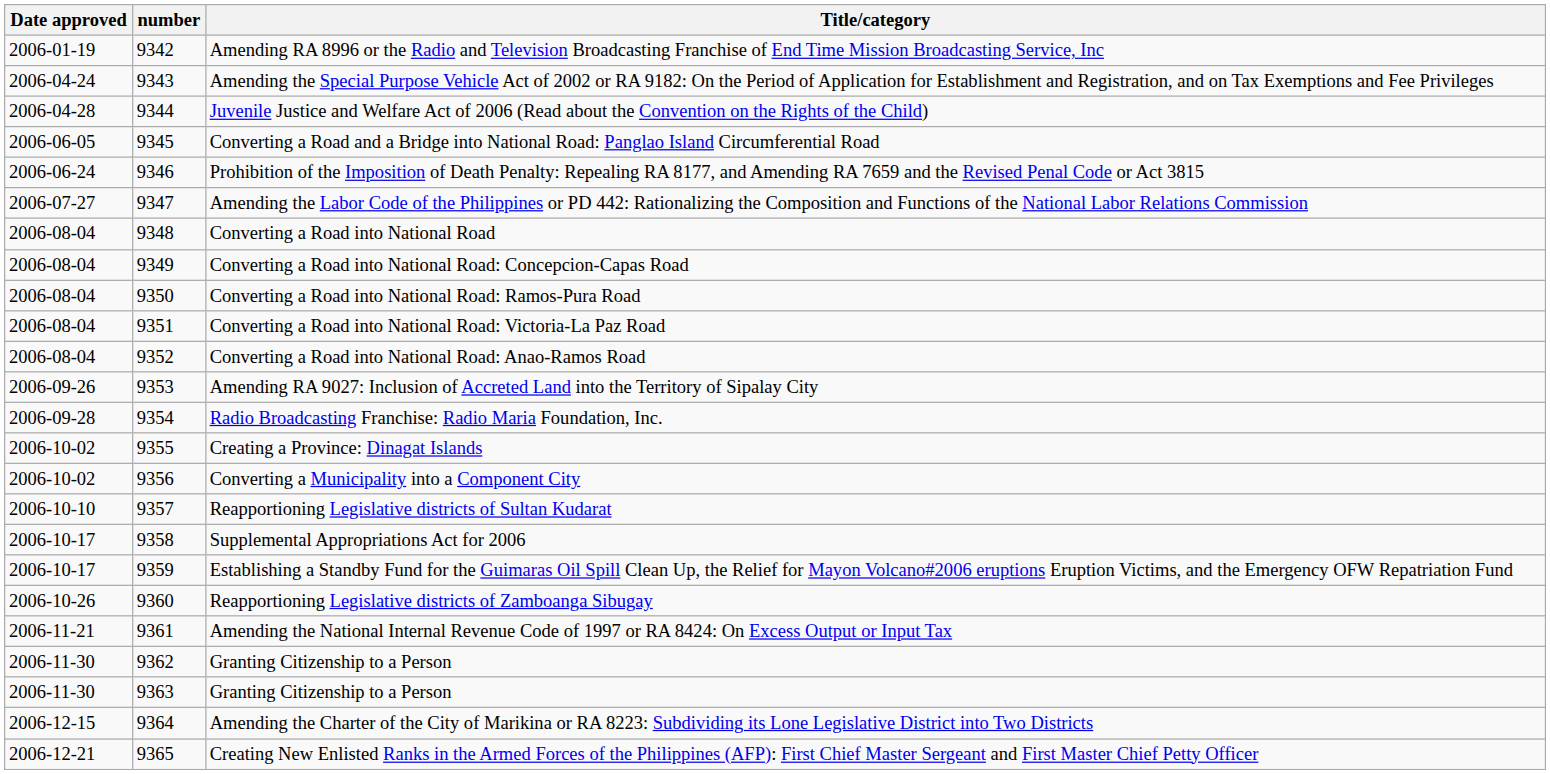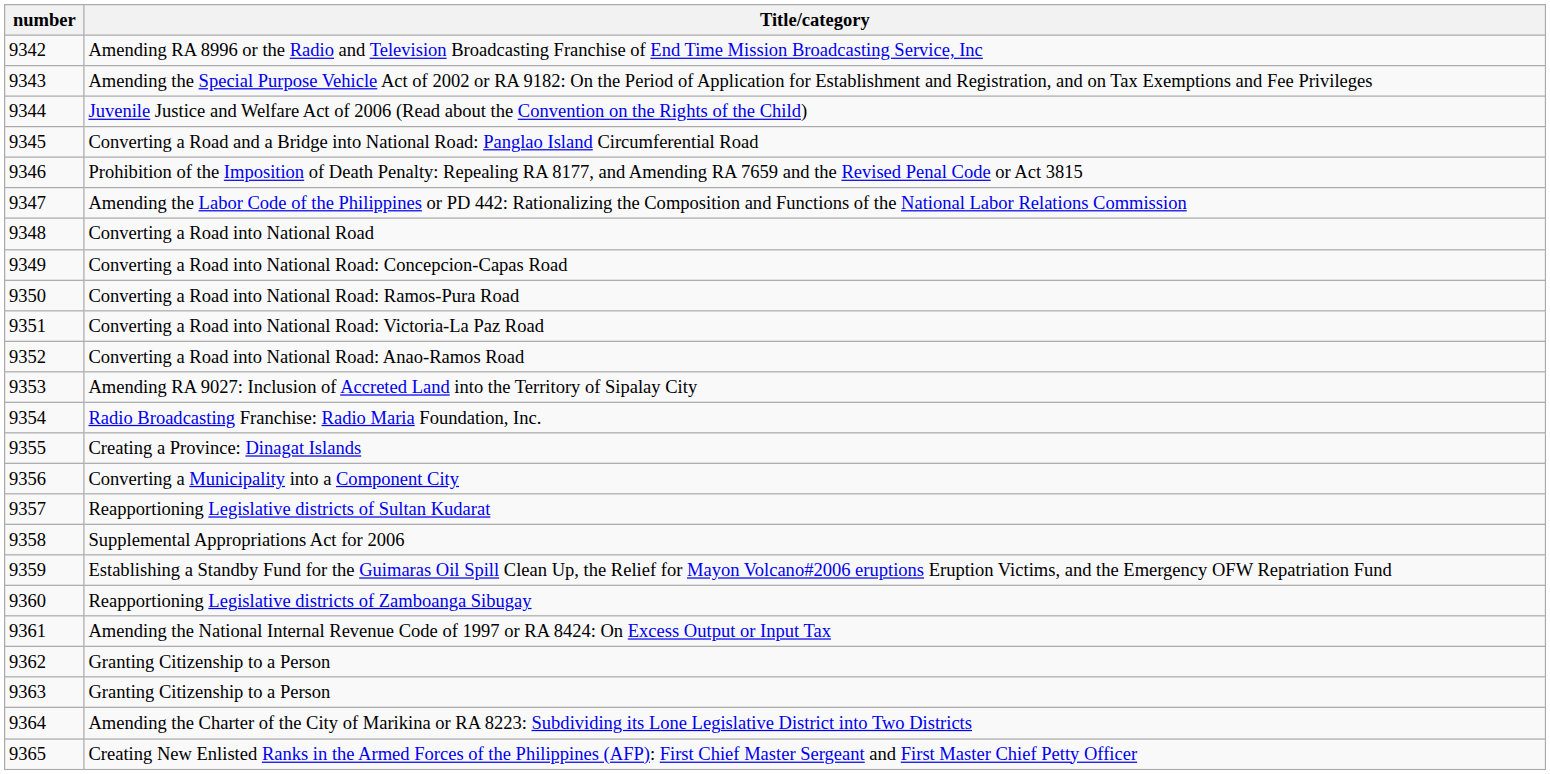- column: (69, 19)
